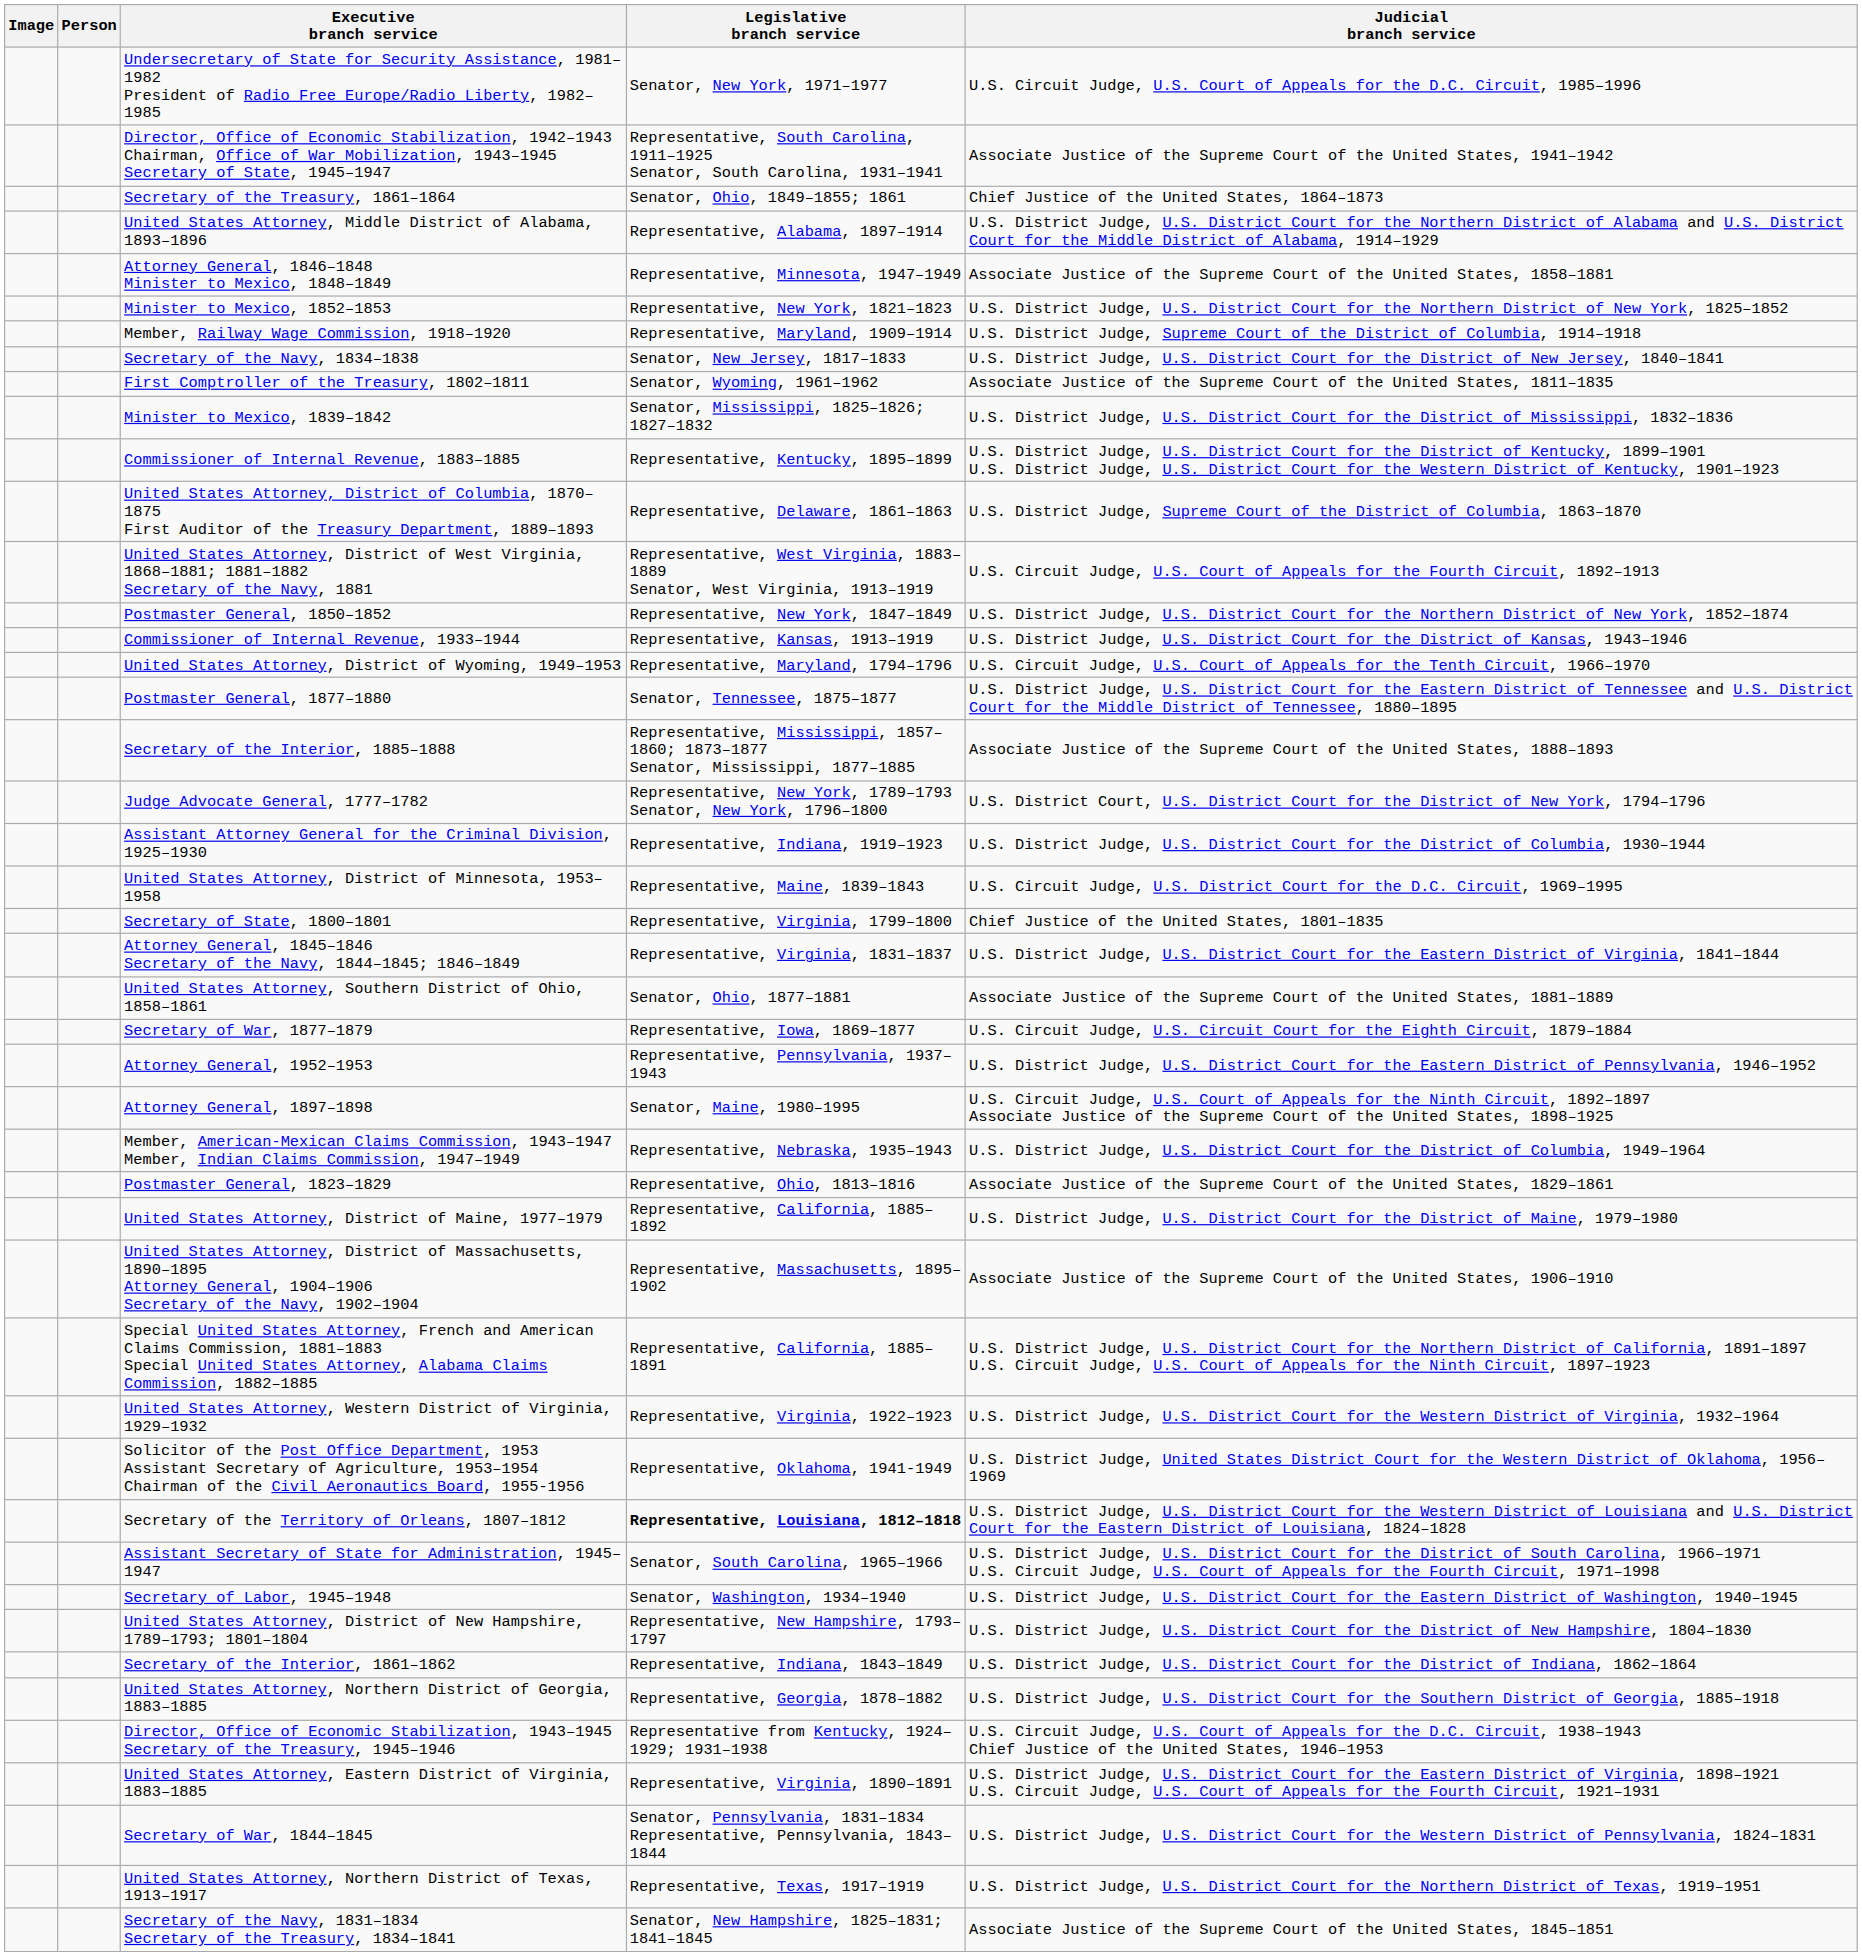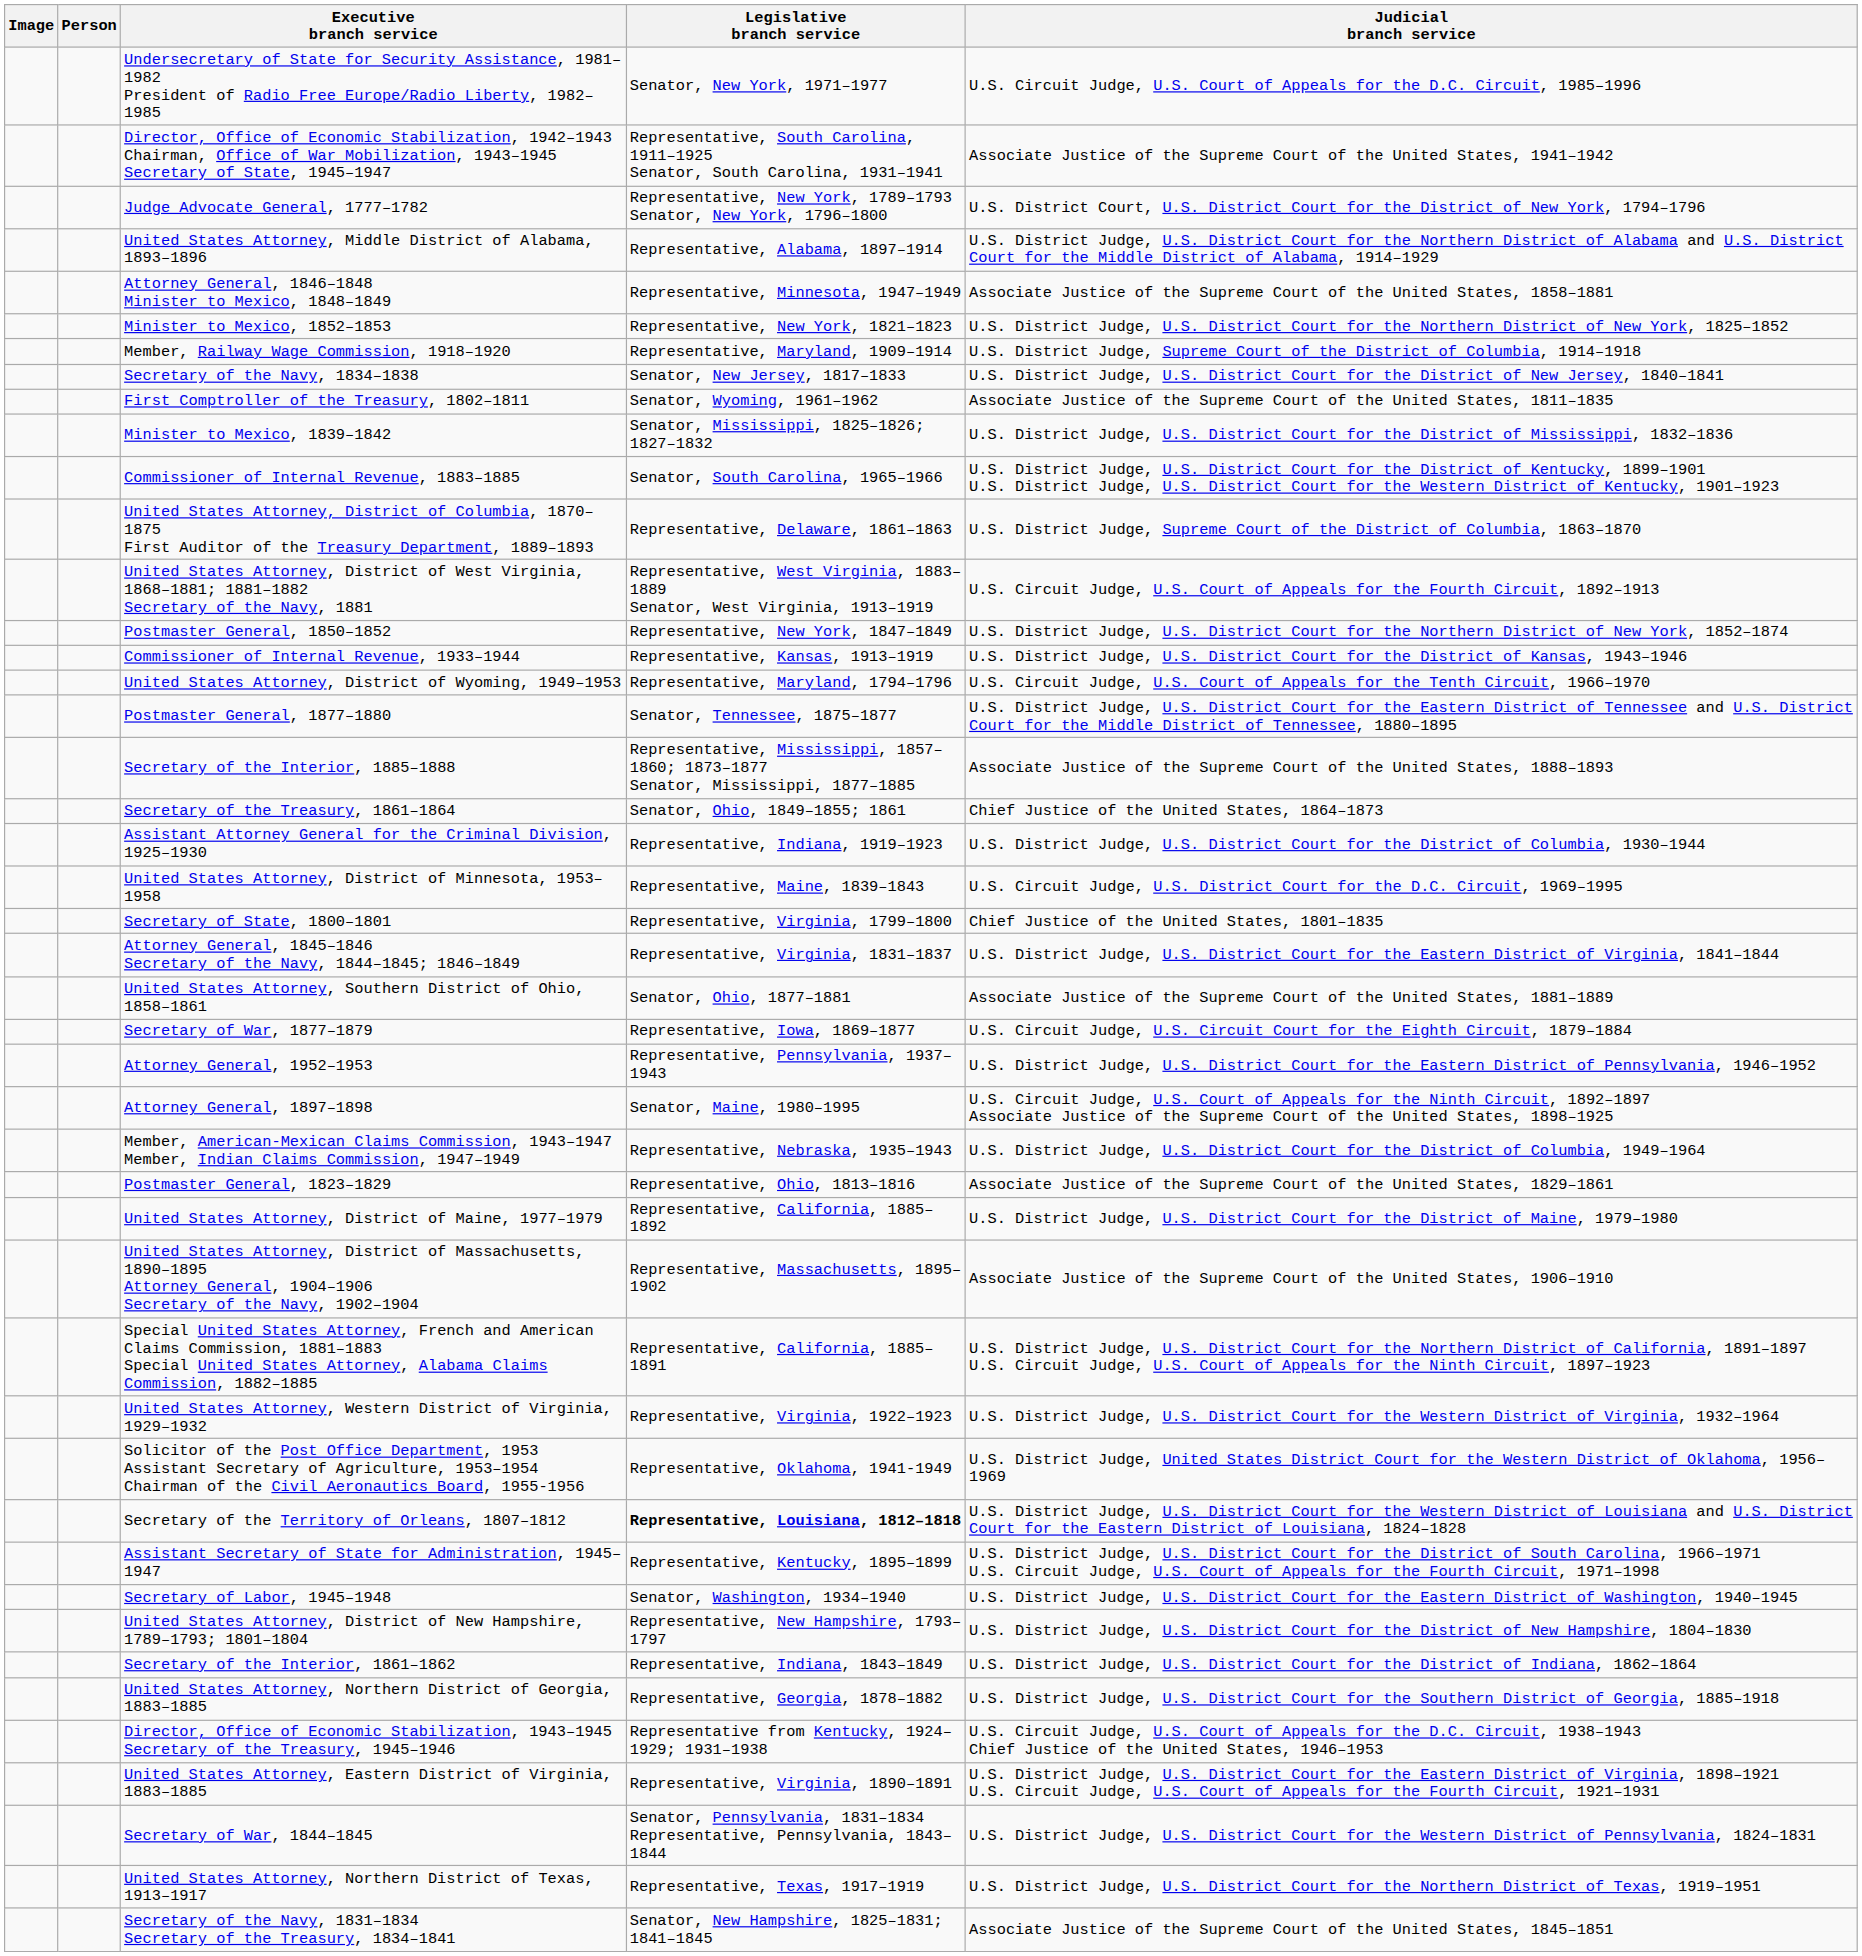rows swapped: (290, 198) <-> (276, 802)
(791, 460) Representative, Kentucky, 1895–1899 -> (786, 478) Senator, South Carolina, 1965–1966
(786, 1563) Senator, South Carolina, 1965–1966 -> (791, 1563) Representative, Kentucky, 1895–1899
